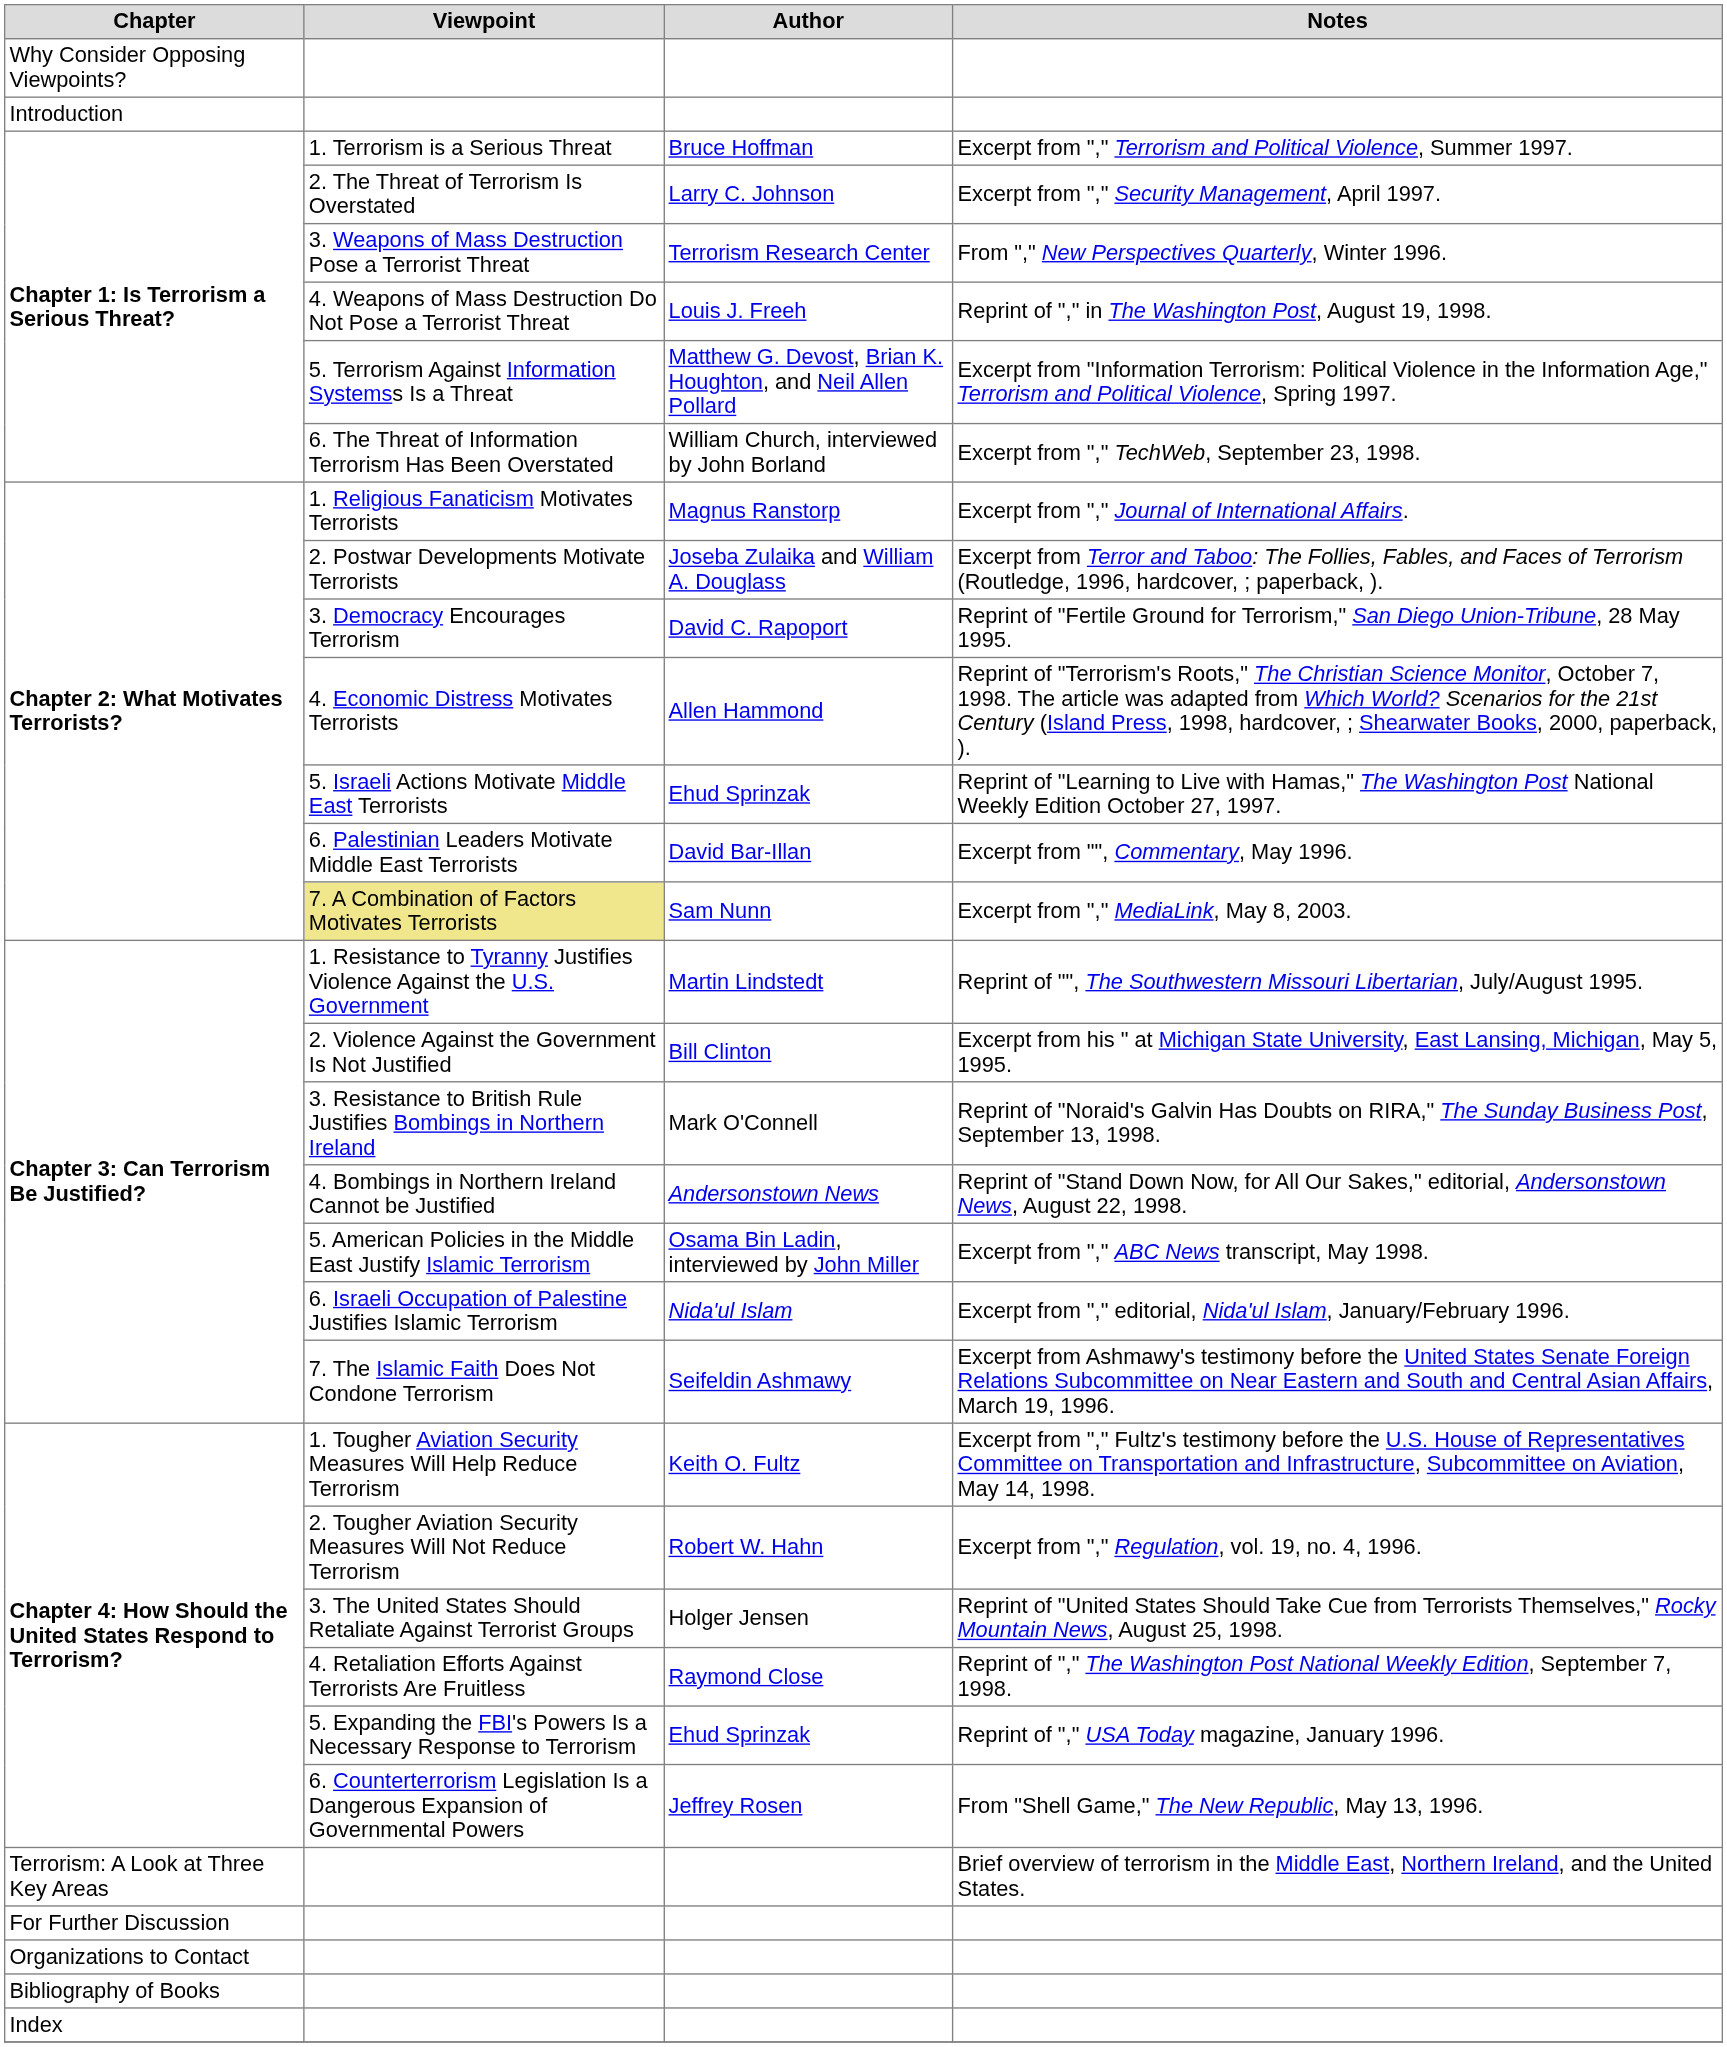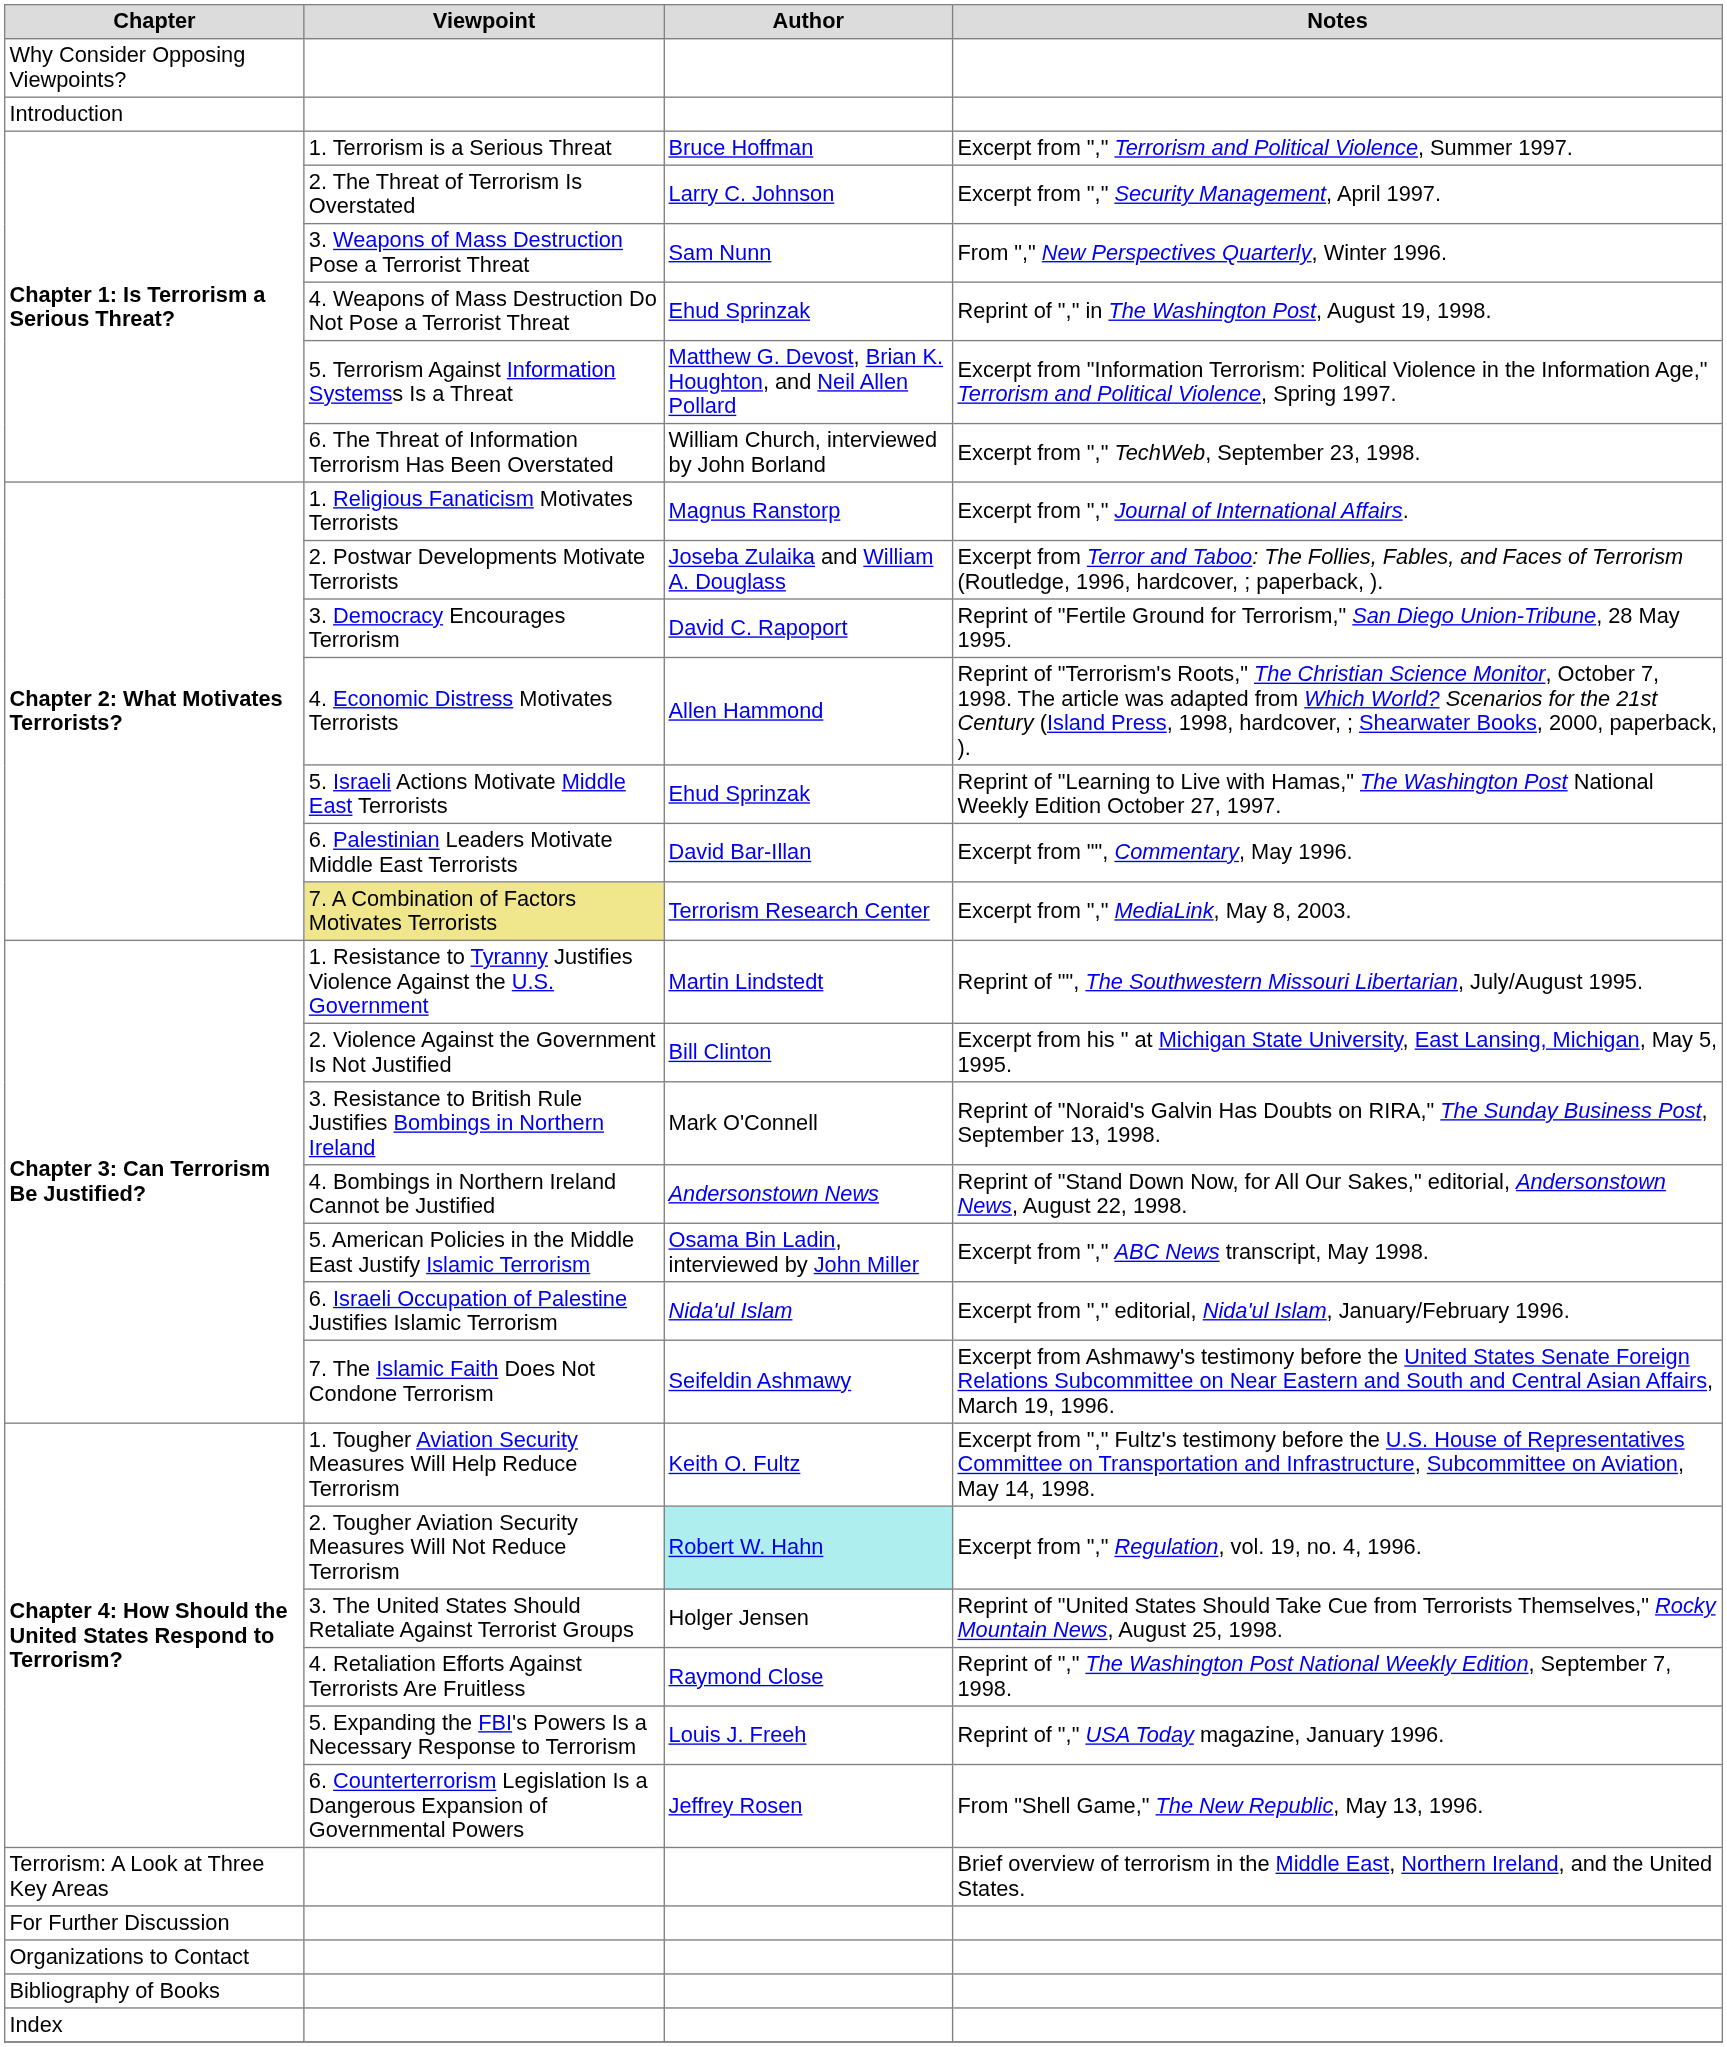(799, 252) Terrorism Research Center -> (720, 252) Sam Nunn
(737, 311) Louis J. Freeh -> (739, 311) Ehud Sprinzak
(720, 910) Sam Nunn -> (799, 910) Terrorism Research Center
(746, 1547) no background -> (746, 1547) paleturquoise background
(739, 1735) Ehud Sprinzak -> (737, 1735) Louis J. Freeh
